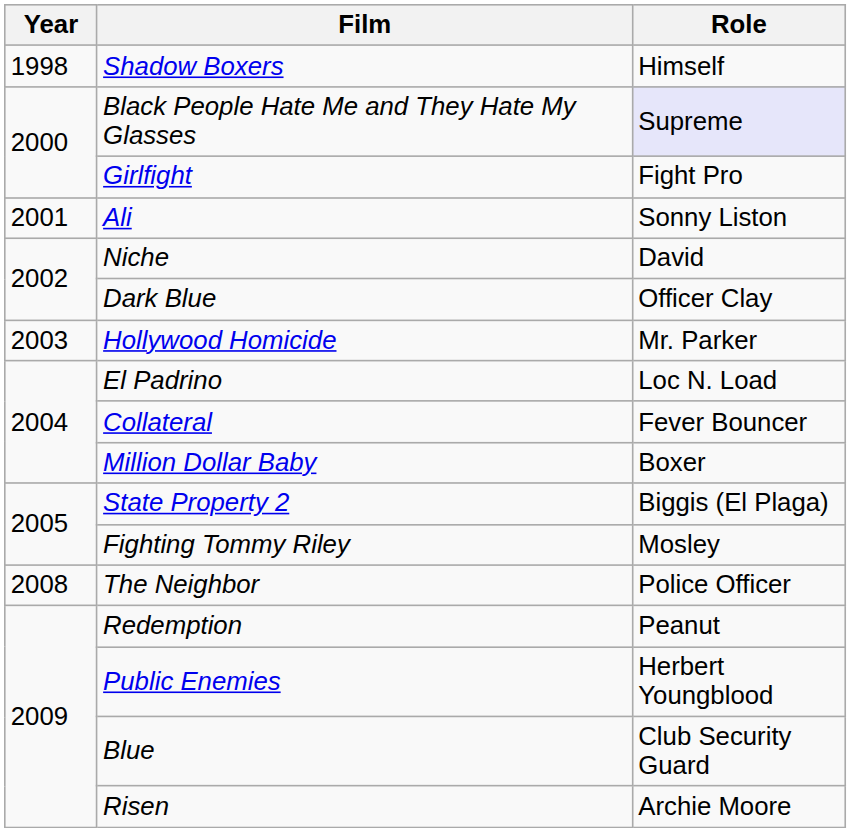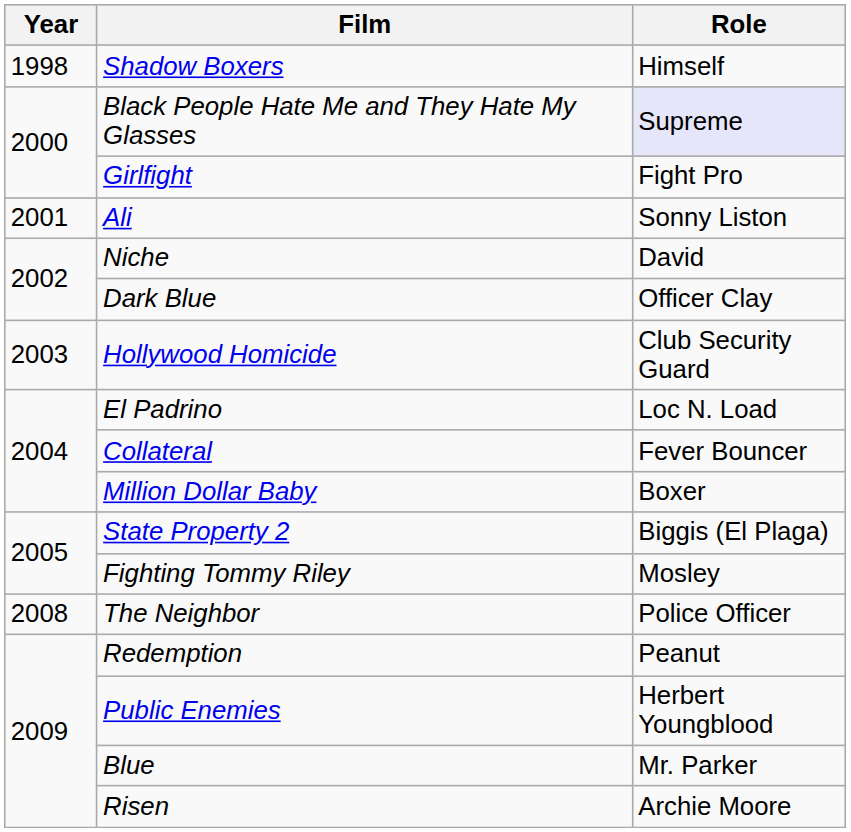(698, 339) Mr. Parker -> (715, 354) Club Security Guard
(715, 751) Club Security Guard -> (698, 765) Mr. Parker
